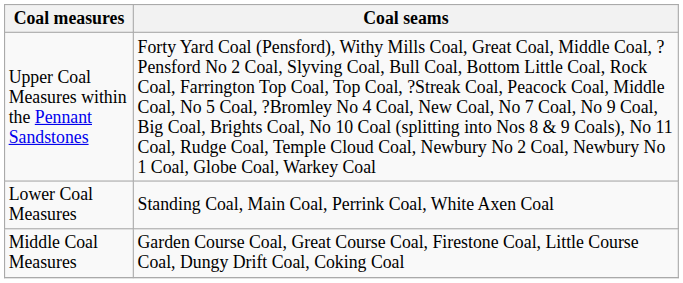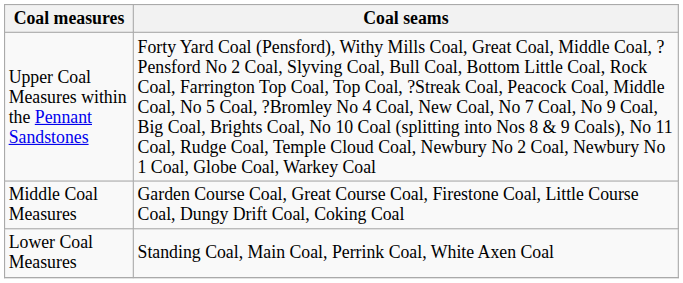rows swapped: (53, 252) <-> (51, 204)
